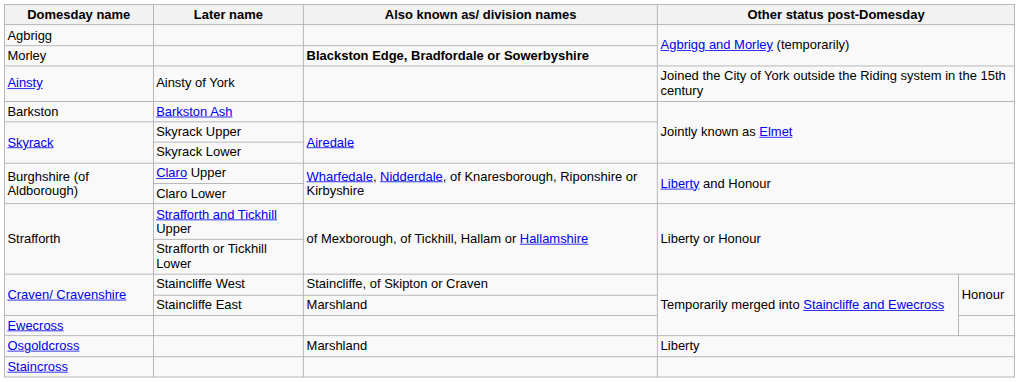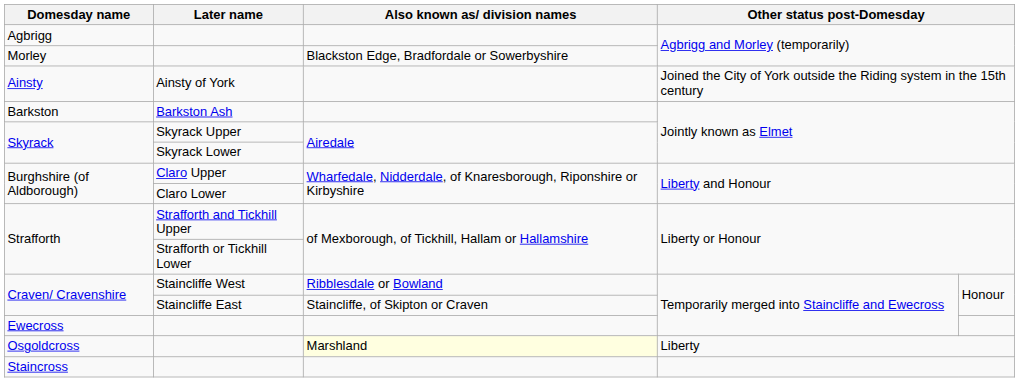(448, 55) bold -> (437, 55) normal
(397, 284) Staincliffe, of Skipton or Craven -> (375, 284) Ribblesdale or Bowland
(337, 305) Marshland -> (397, 305) Staincliffe, of Skipton or Craven
(337, 346) no background -> (337, 346) lightyellow background
